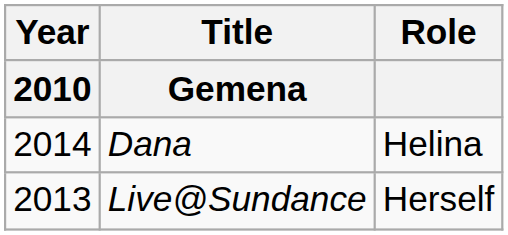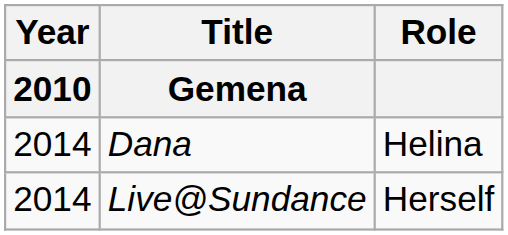(52, 199) 2013 -> (52, 199) 2014
